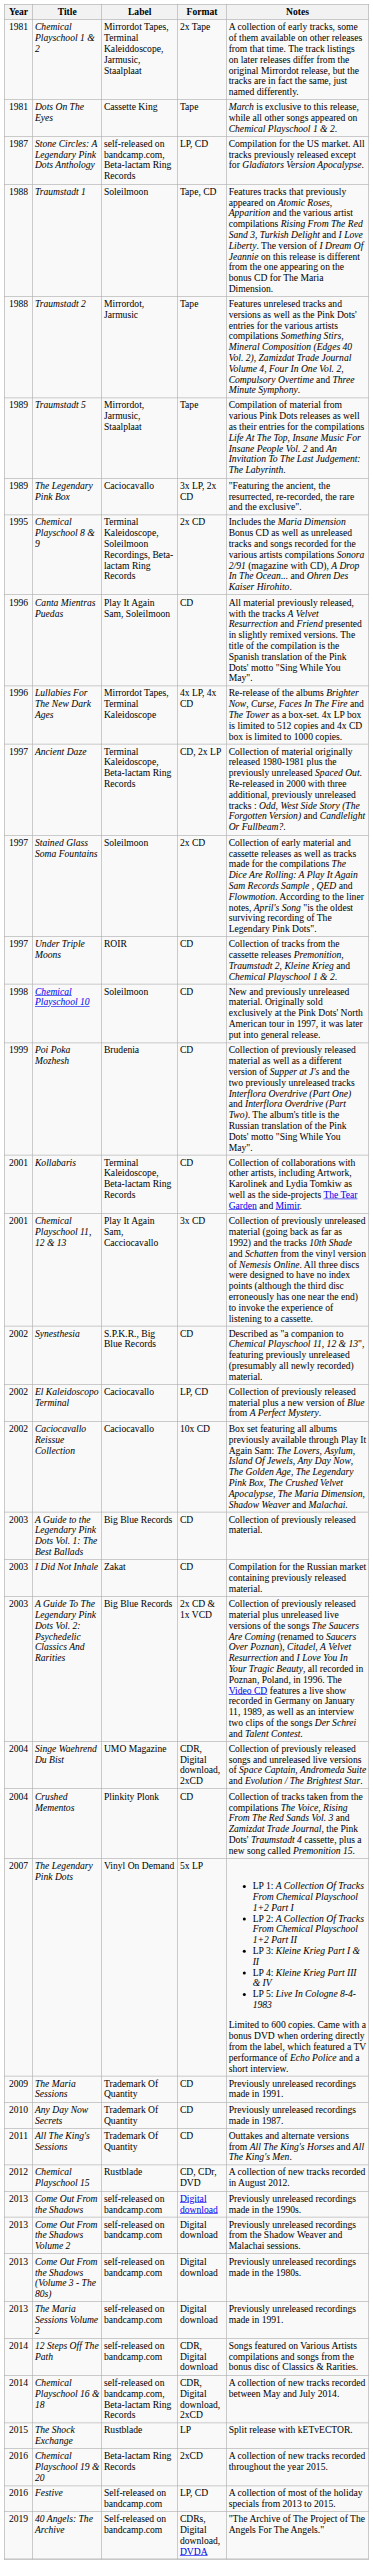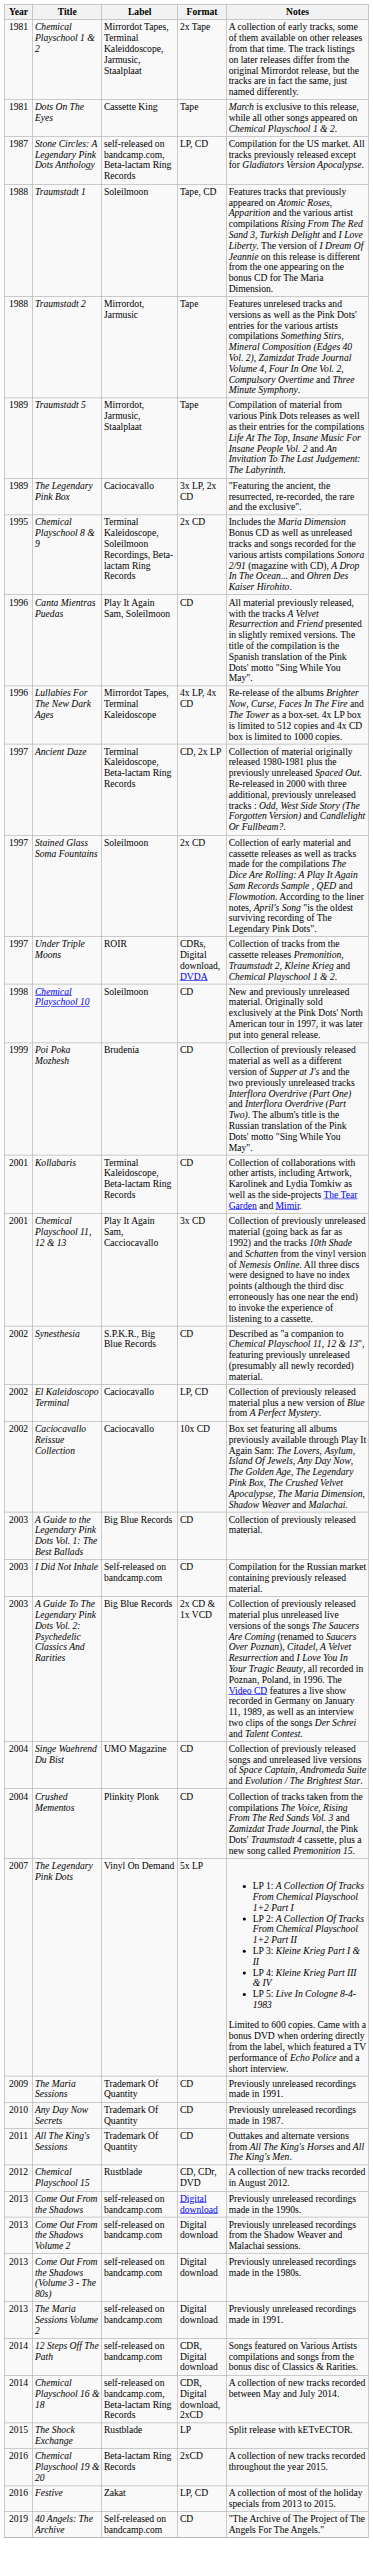(187, 944) CD -> (200, 960) CDRs, Digital download, DVDA
(115, 1567) Zakat -> (135, 1572) Self-released on bandcamp.com
(200, 1765) CDR, Digital download, 2xCD -> (187, 1749) CD
(135, 2498) Self-released on bandcamp.com -> (115, 2493) Zakat
(200, 2535) CDRs, Digital download, DVDA -> (187, 2519) CD
